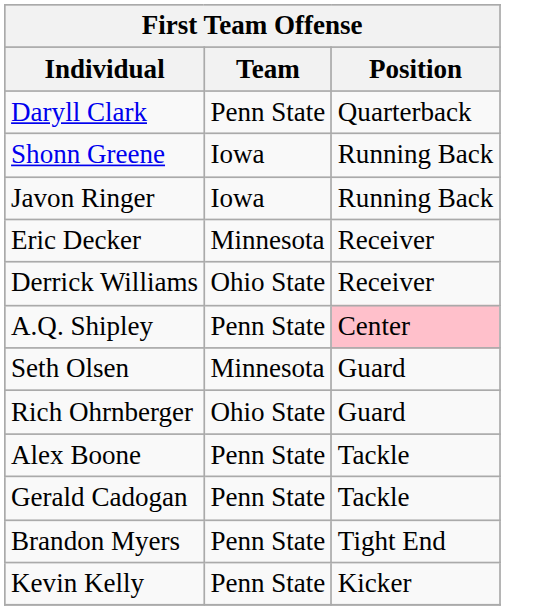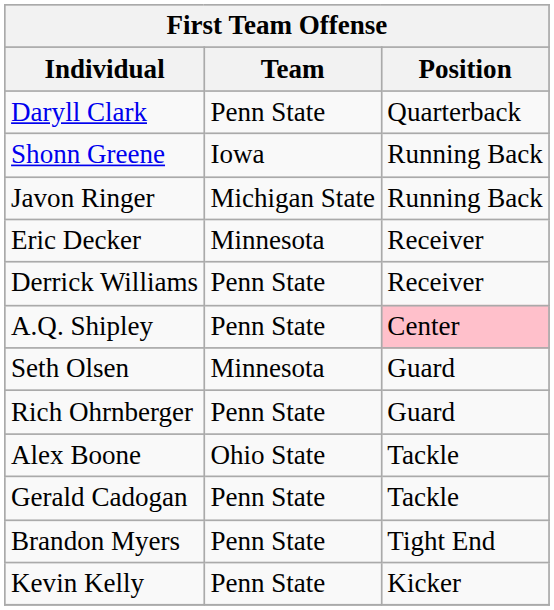(237, 197) Iowa -> (293, 197) Michigan State
(268, 283) Ohio State -> (268, 283) Penn State
(268, 411) Ohio State -> (268, 411) Penn State
(268, 454) Penn State -> (268, 454) Ohio State
